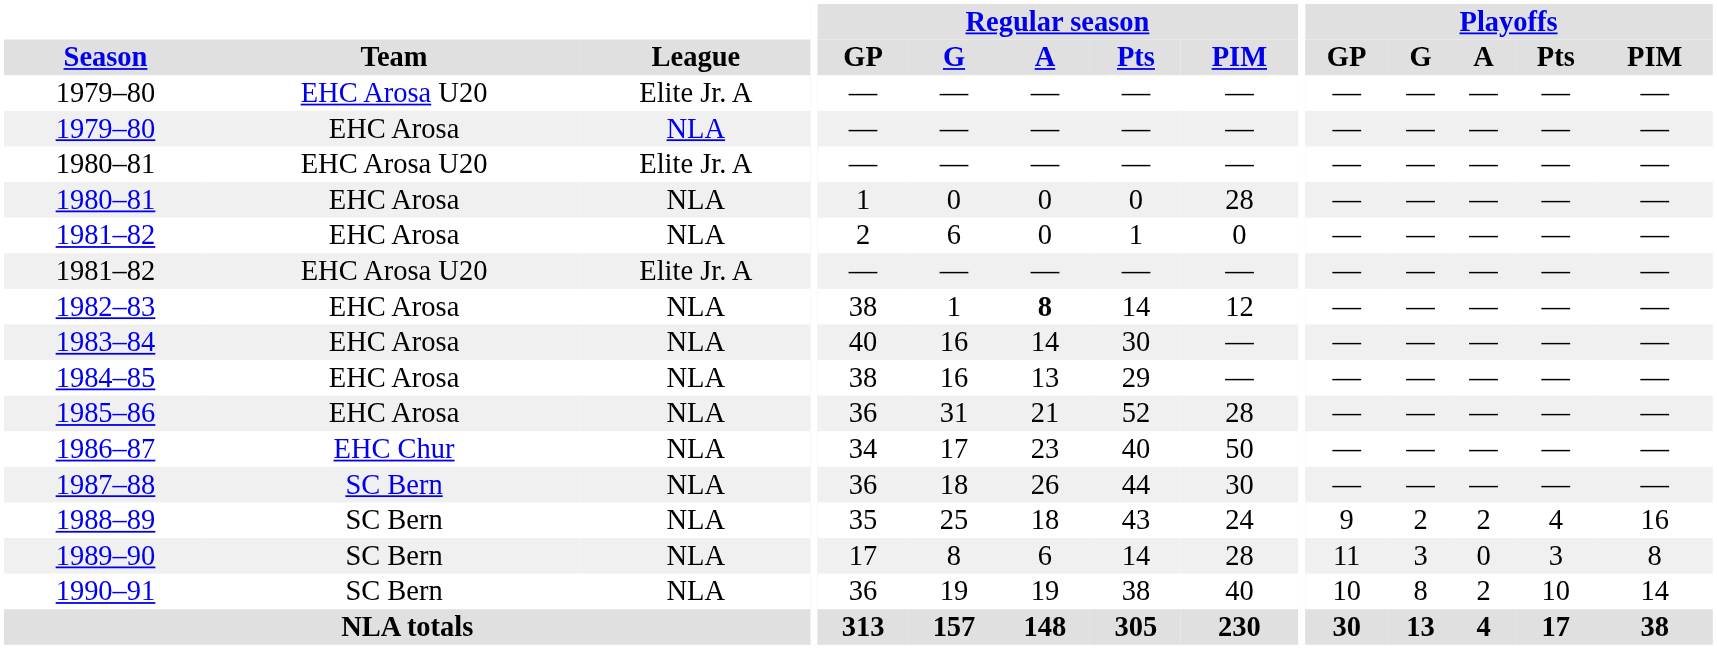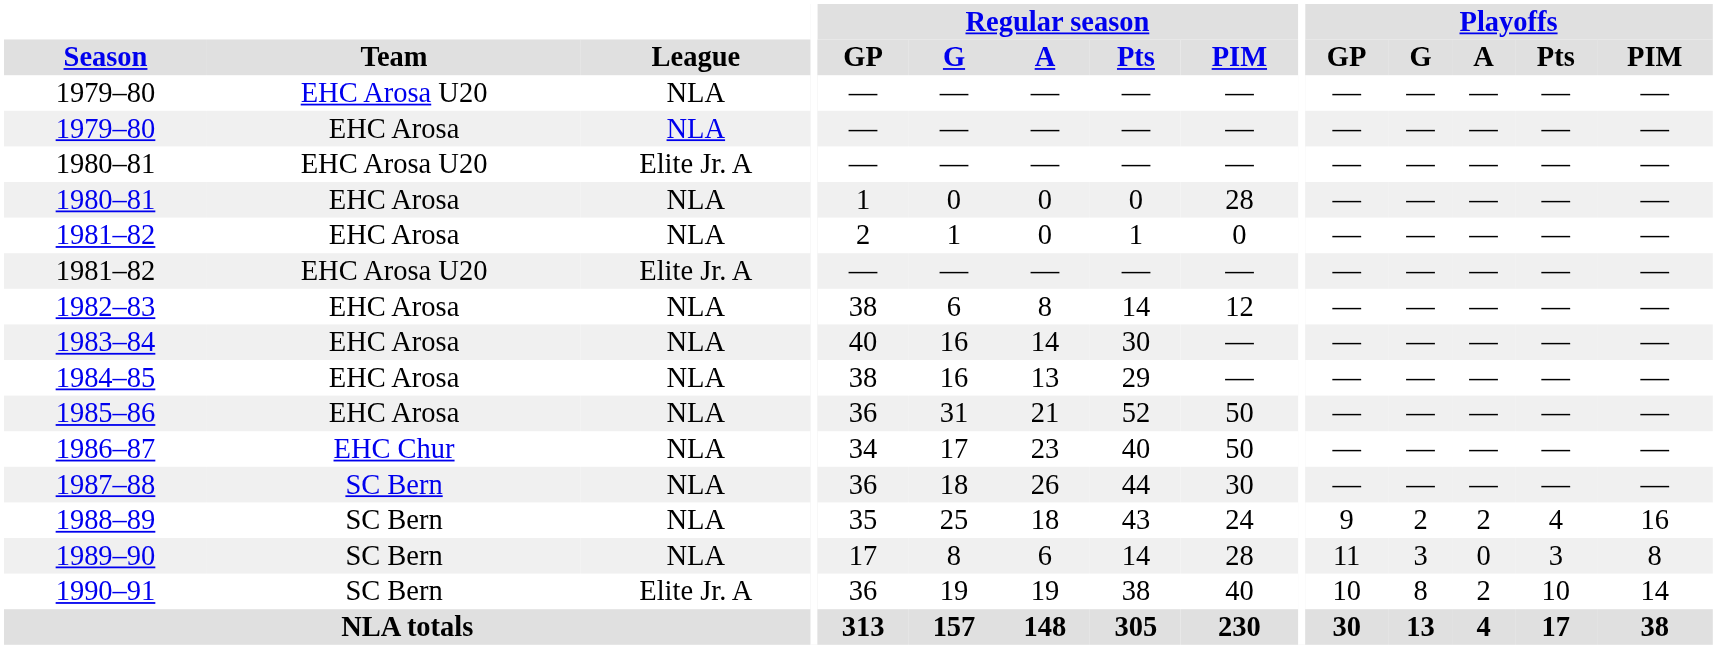(696, 92) Elite Jr. A -> (696, 92) NLA
(954, 235) 6 -> (954, 235) 1
(954, 306) 1 -> (954, 306) 6
(1045, 306) bold -> (1045, 306) normal
(1239, 413) 28 -> (1239, 413) 50
(696, 591) NLA -> (696, 591) Elite Jr. A
